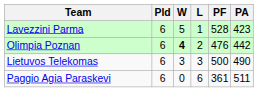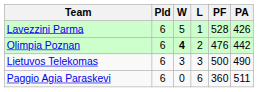(242, 29) 423 -> (242, 29) 426
(220, 78) 361 -> (220, 78) 360
